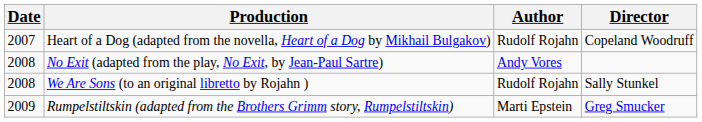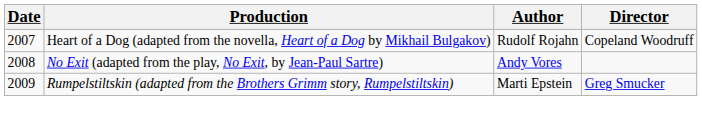- row: (178, 84)
